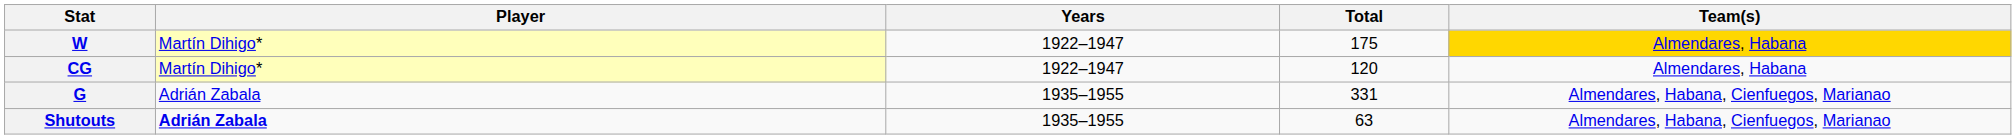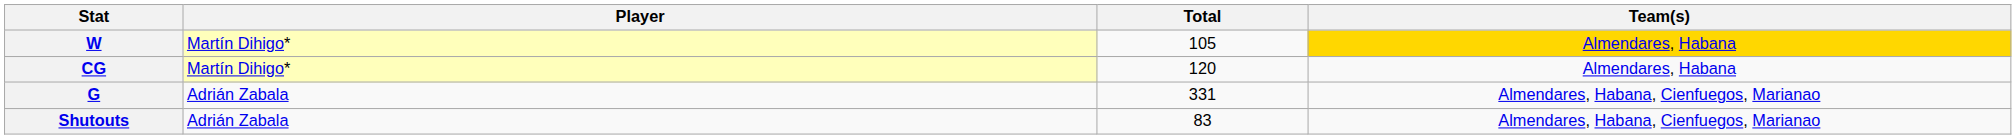- column: (1083, 17)
(1364, 43) 175 -> (1202, 43) 105
(213, 120) bold -> (238, 120) normal
(1364, 120) 63 -> (1202, 120) 83
